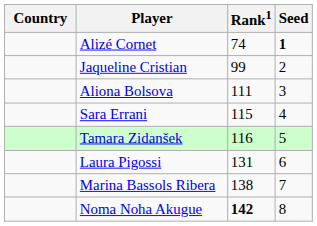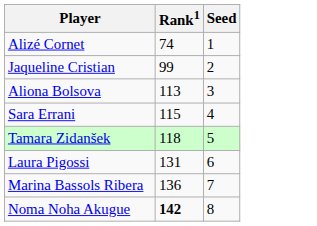- column: (40, 18)
(282, 43) bold -> (210, 43) normal
(241, 91) 111 -> (170, 91) 113
(242, 138) 116 -> (170, 138) 118
(242, 185) 138 -> (170, 185) 136
